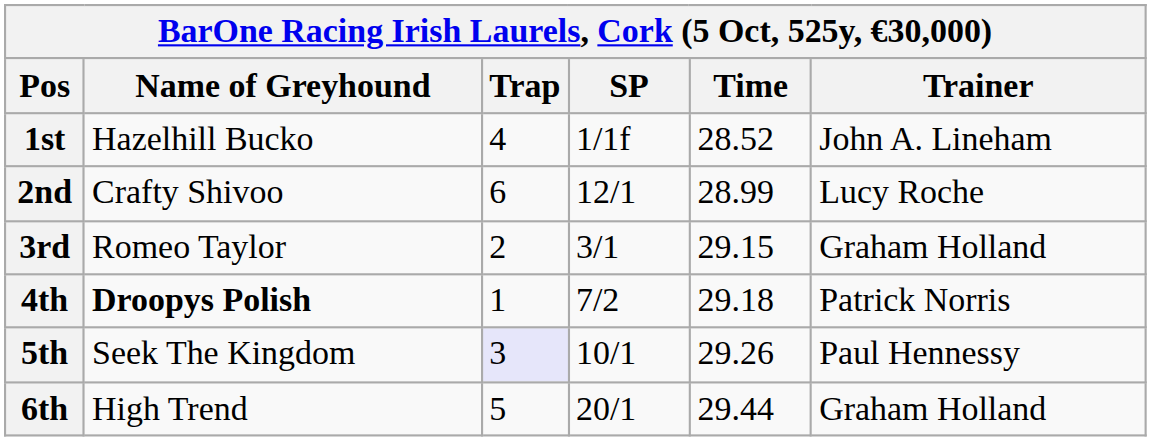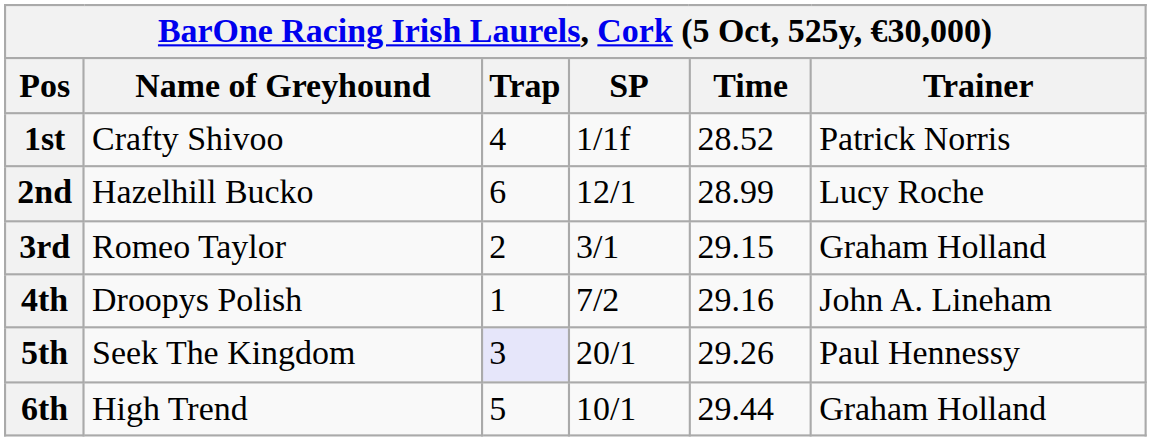(203, 138) Hazelhill Bucko -> (188, 138) Crafty Shivoo
(936, 138) John A. Lineham -> (915, 138) Patrick Norris
(188, 192) Crafty Shivoo -> (203, 192) Hazelhill Bucko
(202, 300) bold -> (197, 300) normal
(736, 300) 29.18 -> (736, 300) 29.16
(915, 300) Patrick Norris -> (936, 300) John A. Lineham
(606, 354) 10/1 -> (606, 354) 20/1
(606, 407) 20/1 -> (606, 407) 10/1
